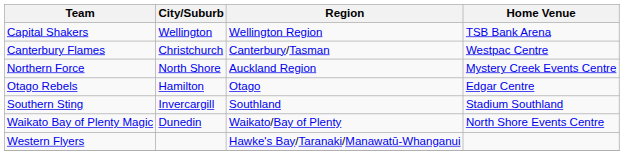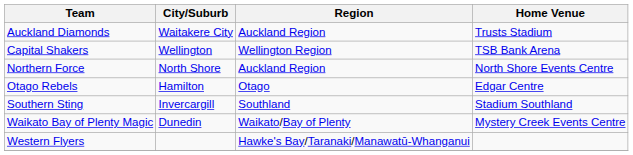+ row: (58, 31)
- row: (56, 50)
(541, 68) Mystery Creek Events Centre -> (544, 68) North Shore Events Centre
(535, 123) North Shore Events Centre -> (550, 123) Mystery Creek Events Centre
